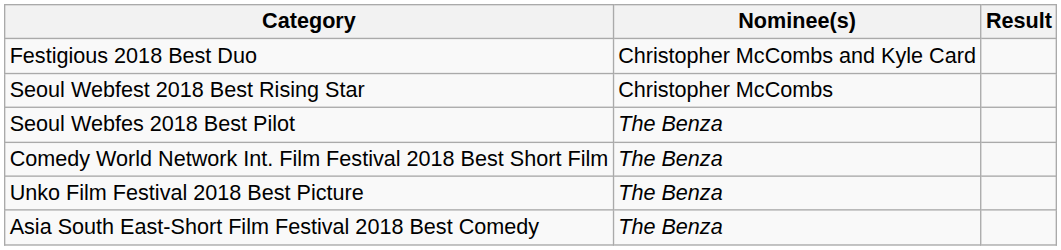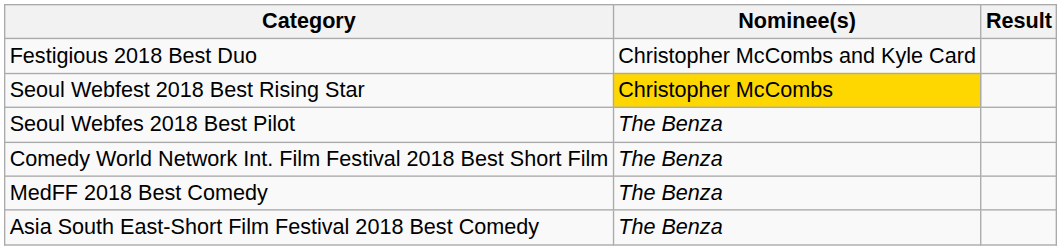(726, 90) no background -> (726, 90) gold background
+ row: (139, 192)
- row: (187, 192)
